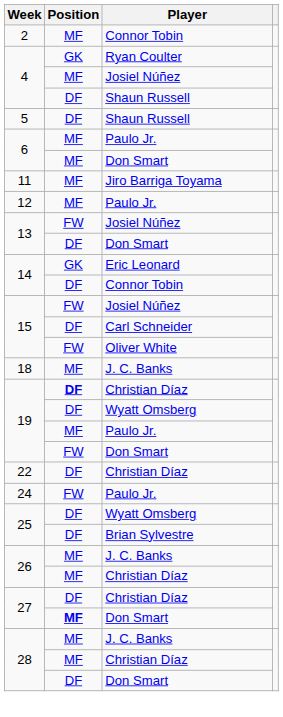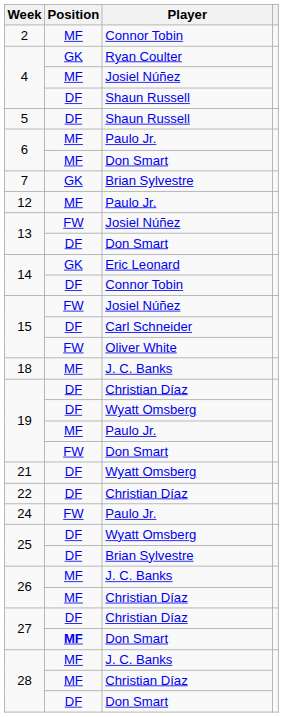+ row: (24, 181)
- row: (24, 181)
(73, 389) bold -> (73, 389) normal
+ row: (24, 472)
